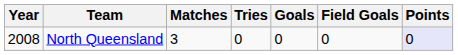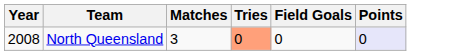- column: (294, 15)
(238, 38) no background -> (238, 38) lightsalmon background
